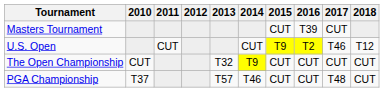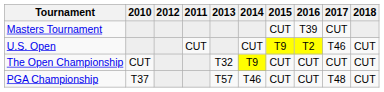columns swapped: (168, 13) <-> (196, 13)
(365, 46) T12 -> (365, 46) CUT
